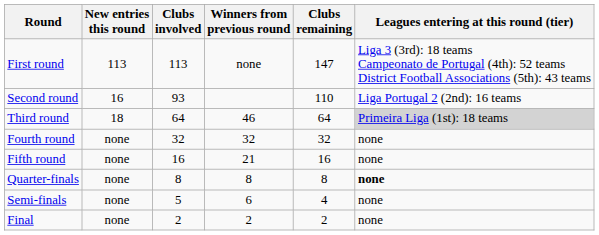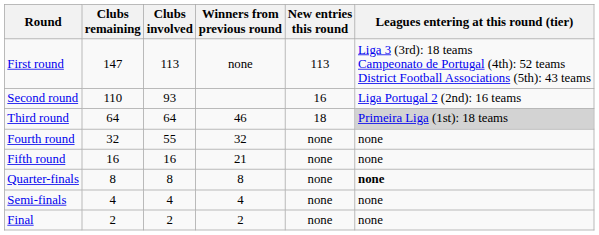columns swapped: (324, 21) <-> (117, 21)
(178, 139) 32 -> (170, 139) 55
(178, 199) 5 -> (170, 199) 4
(249, 199) 6 -> (240, 199) 4
